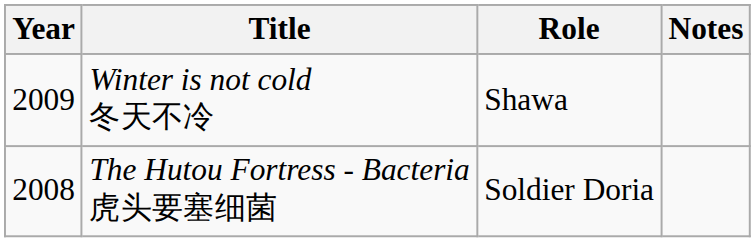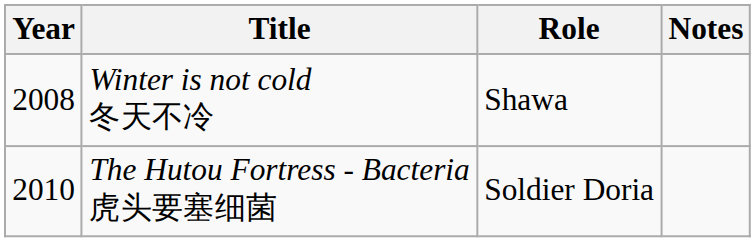(44, 99) 2009 -> (44, 99) 2008
(44, 190) 2008 -> (44, 190) 2010
